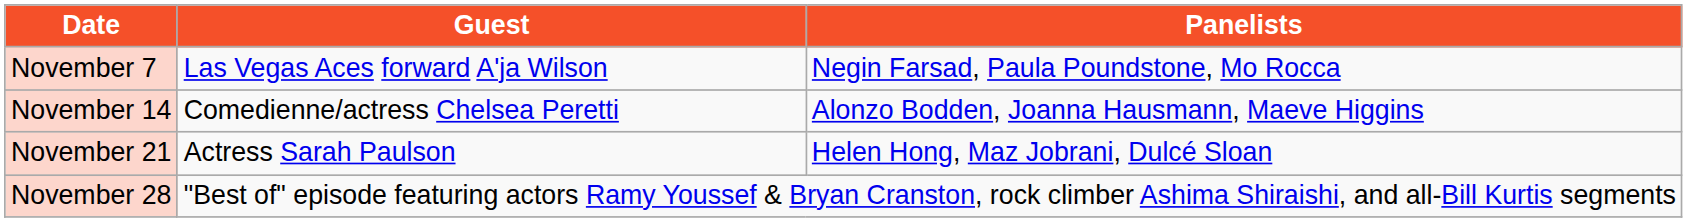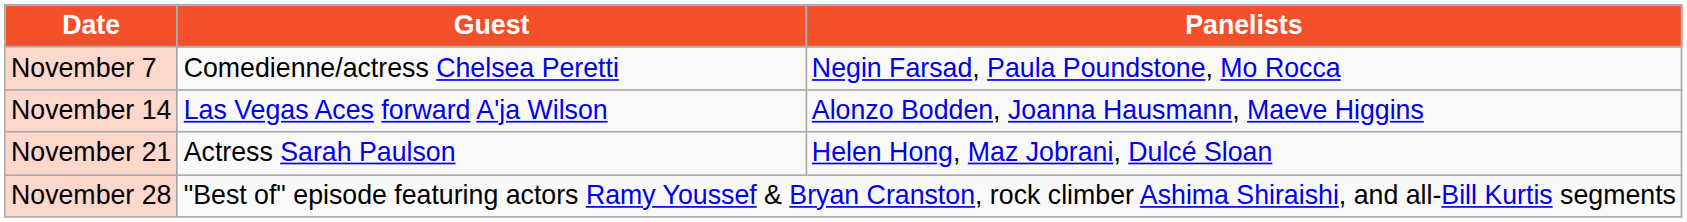(396, 68) Las Vegas Aces forward A'ja Wilson -> (401, 68) Comedienne/actress Chelsea Peretti
(401, 110) Comedienne/actress Chelsea Peretti -> (396, 110) Las Vegas Aces forward A'ja Wilson
